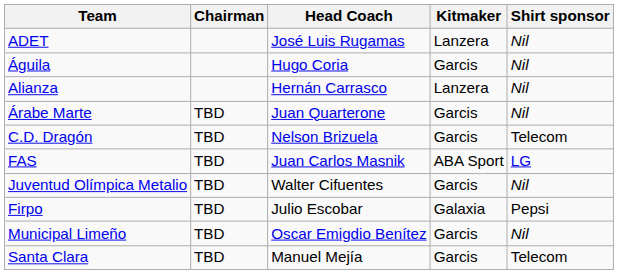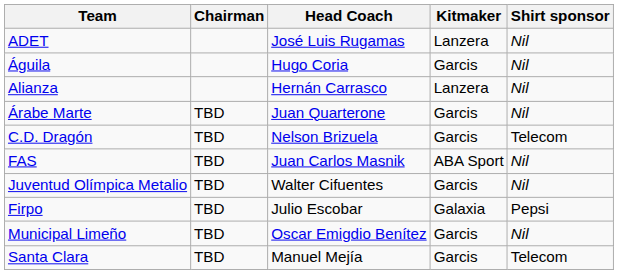(521, 161) LG -> (520, 161) Nil
